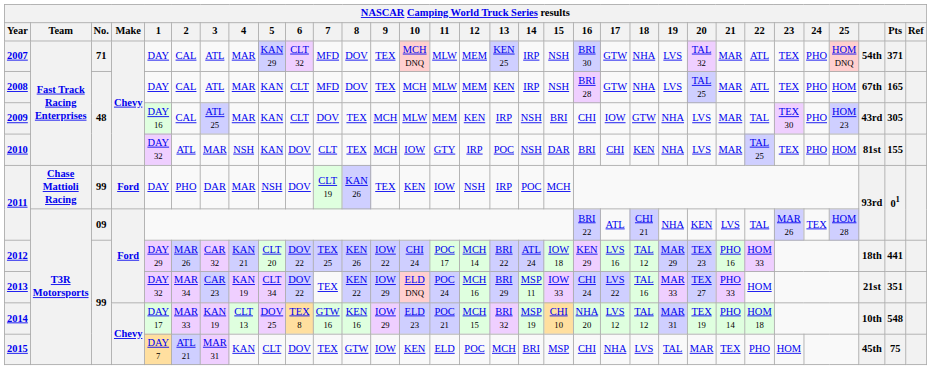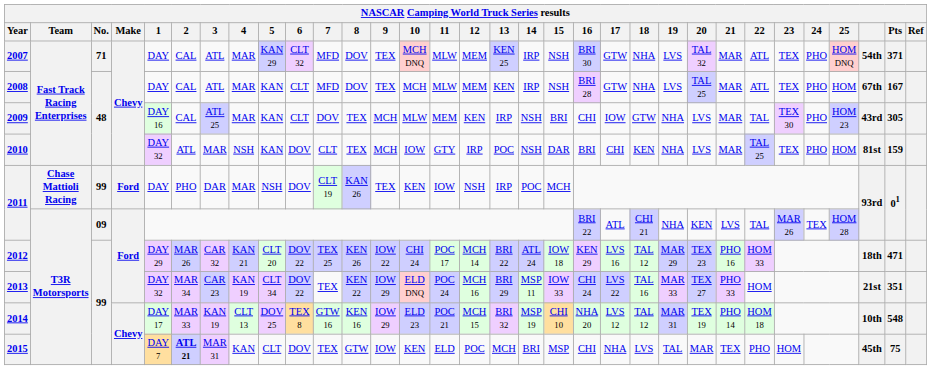(895, 87) 165 -> (895, 87) 167
(895, 149) 155 -> (895, 149) 159
(895, 256) 441 -> (895, 256) 471
(186, 349) normal -> (186, 349) bold
